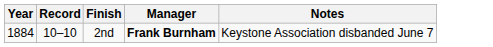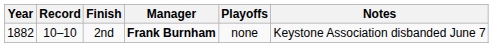+ column: (245, 14)
(20, 33) 1884 -> (20, 33) 1882
